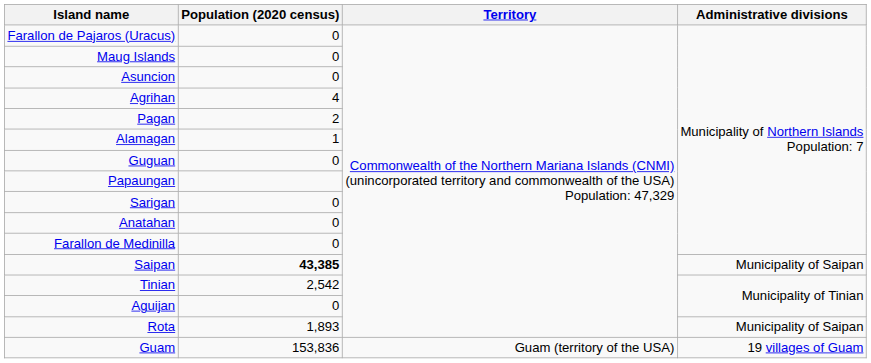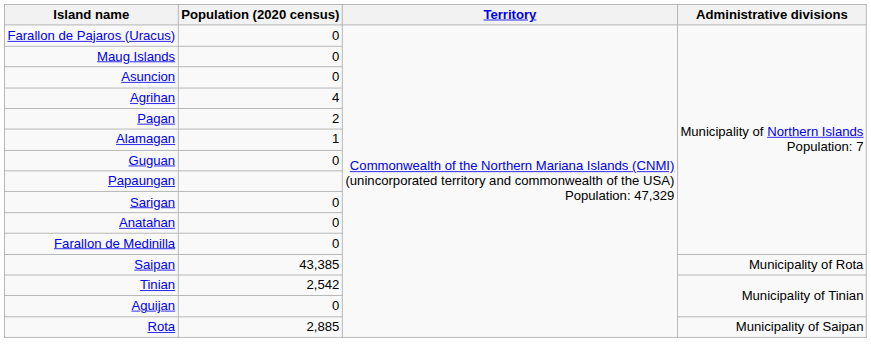(319, 264) bold -> (319, 264) normal
(800, 264) Municipality of Saipan -> (806, 264) Municipality of Rota
(323, 327) 1,893 -> (323, 327) 2,885
- row: (157, 347)
